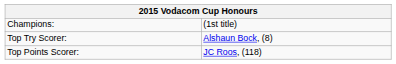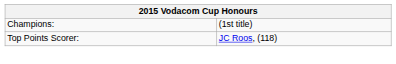- row: (37, 39)
